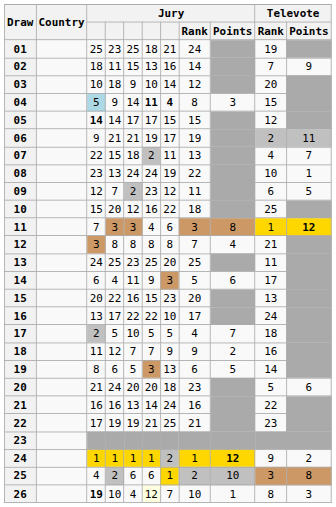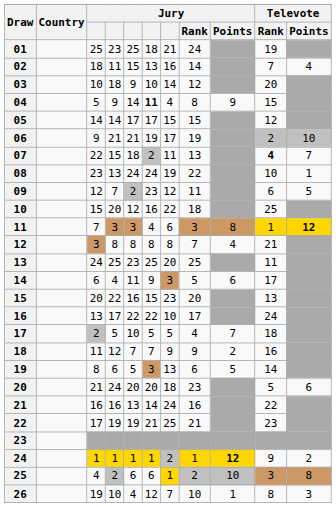(309, 67) 9 -> (309, 67) 4
(96, 102) lightblue background -> (96, 102) no background
(170, 102) bold -> (170, 102) normal
(233, 102) 3 -> (233, 102) 9
(96, 120) bold -> (96, 120) normal
(309, 138) 11 -> (309, 138) 10
(271, 156) normal -> (271, 156) bold
(96, 494) bold -> (96, 494) normal
(151, 494) lightyellow background -> (151, 494) no background
